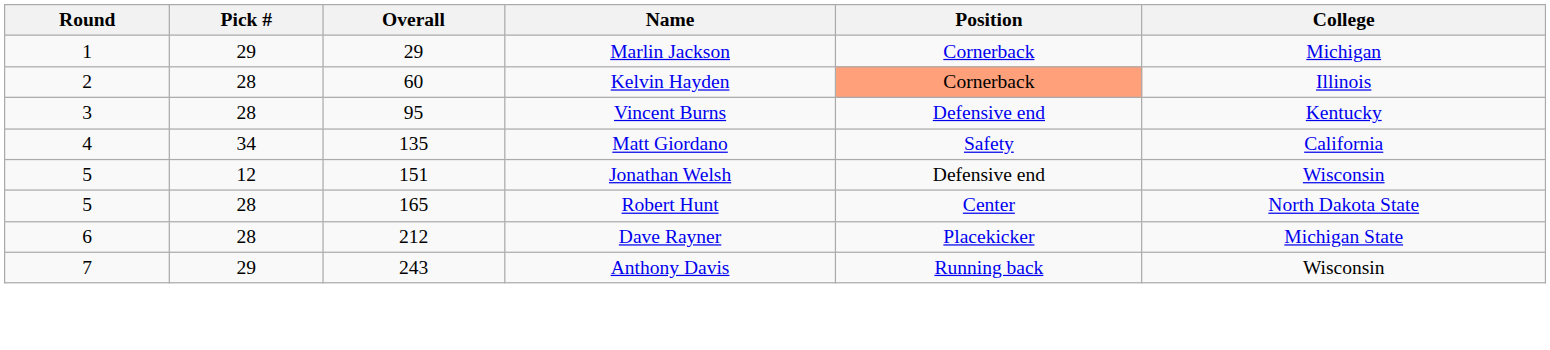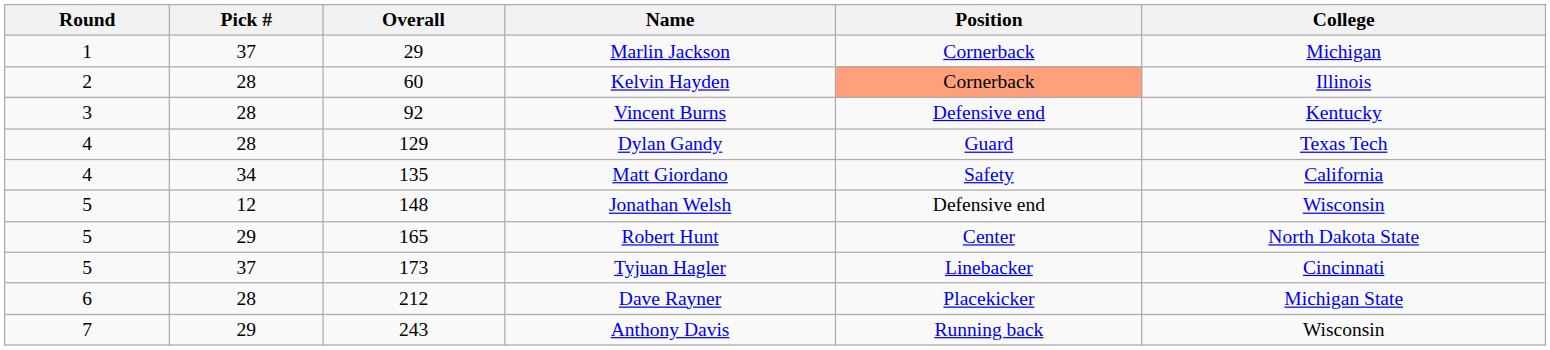(246, 50) 29 -> (246, 50) 37
(414, 112) 95 -> (414, 112) 92
+ row: (670, 143)
(414, 174) 151 -> (414, 205) 148
(246, 205) 28 -> (246, 236) 29
+ row: (670, 267)
